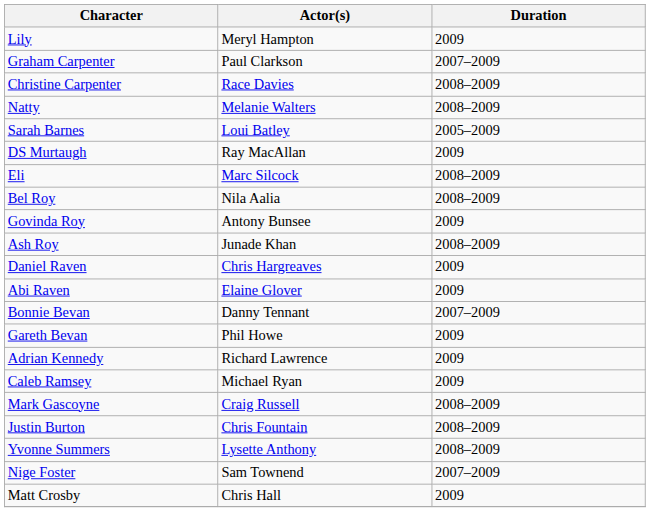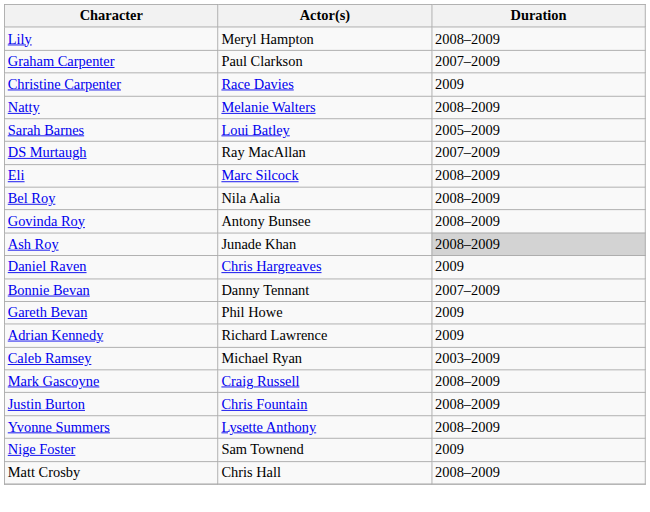(449, 38) 2009 -> (467, 38) 2008–2009
(467, 84) 2008–2009 -> (449, 84) 2009
(449, 152) 2009 -> (467, 152) 2007–2009
(449, 221) 2009 -> (467, 221) 2008–2009
(467, 244) no background -> (467, 244) lightgrey background
- row: (39, 289)
(449, 381) 2009 -> (467, 358) 2003–2009
(467, 472) 2007–2009 -> (449, 449) 2009
(449, 495) 2009 -> (467, 472) 2008–2009
